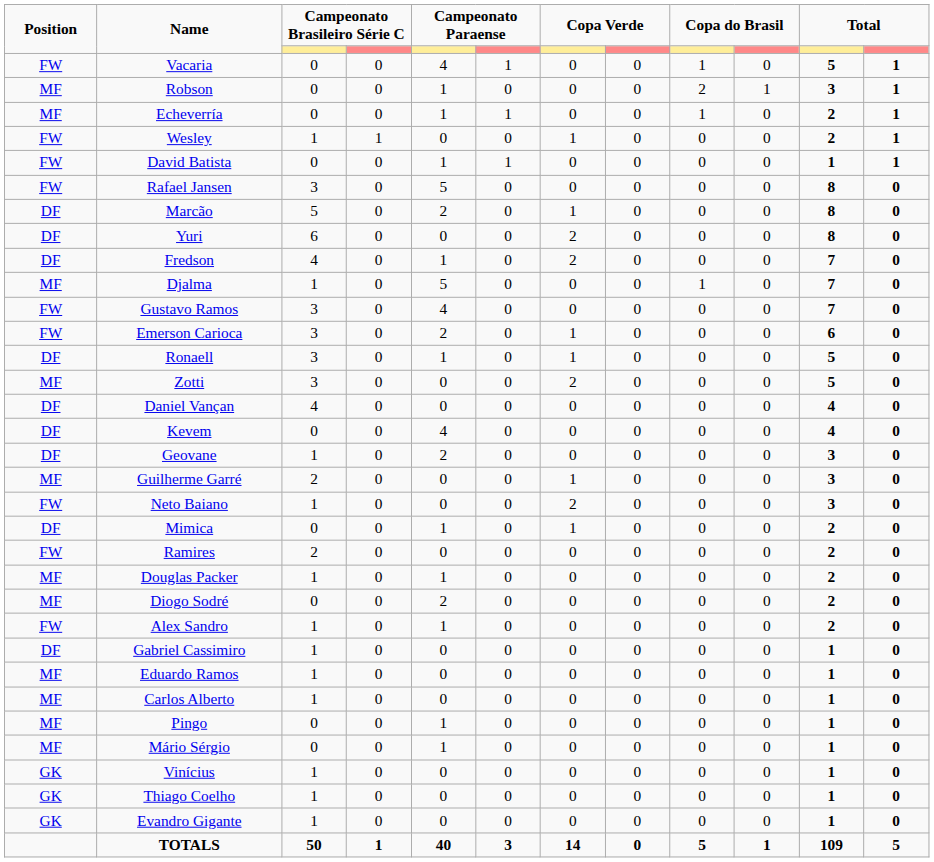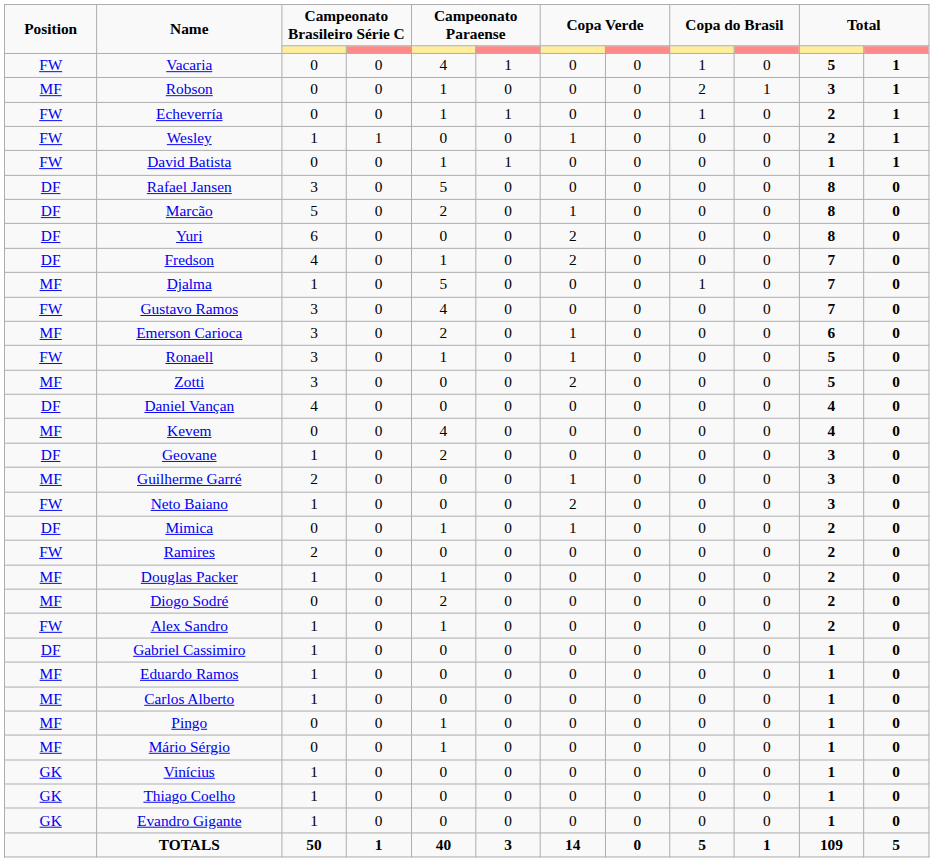(51, 114) MF -> (51, 114) FW
(51, 187) FW -> (51, 187) DF
(51, 333) FW -> (51, 333) MF
(51, 357) DF -> (51, 357) FW
(51, 430) DF -> (51, 430) MF
